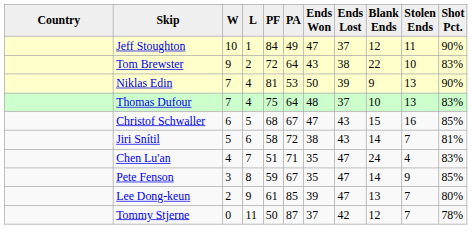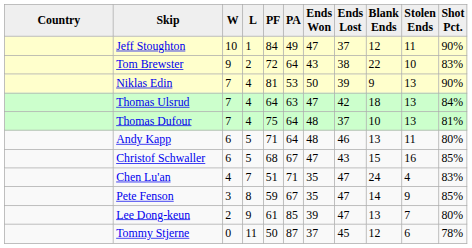+ row: (153, 102)
(452, 102) 83% -> (452, 121) 81%
+ row: (144, 139)
- row: (138, 139)
(343, 214) 42 -> (343, 233) 45
(407, 214) 7 -> (407, 233) 6
